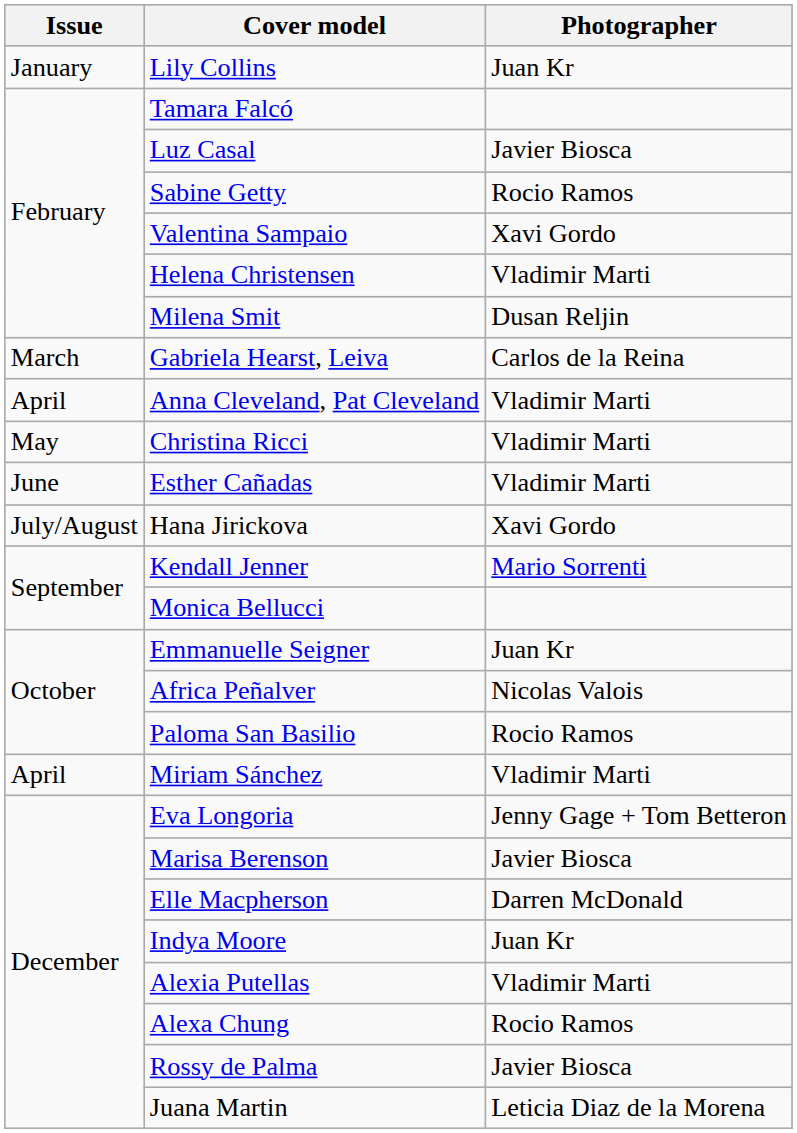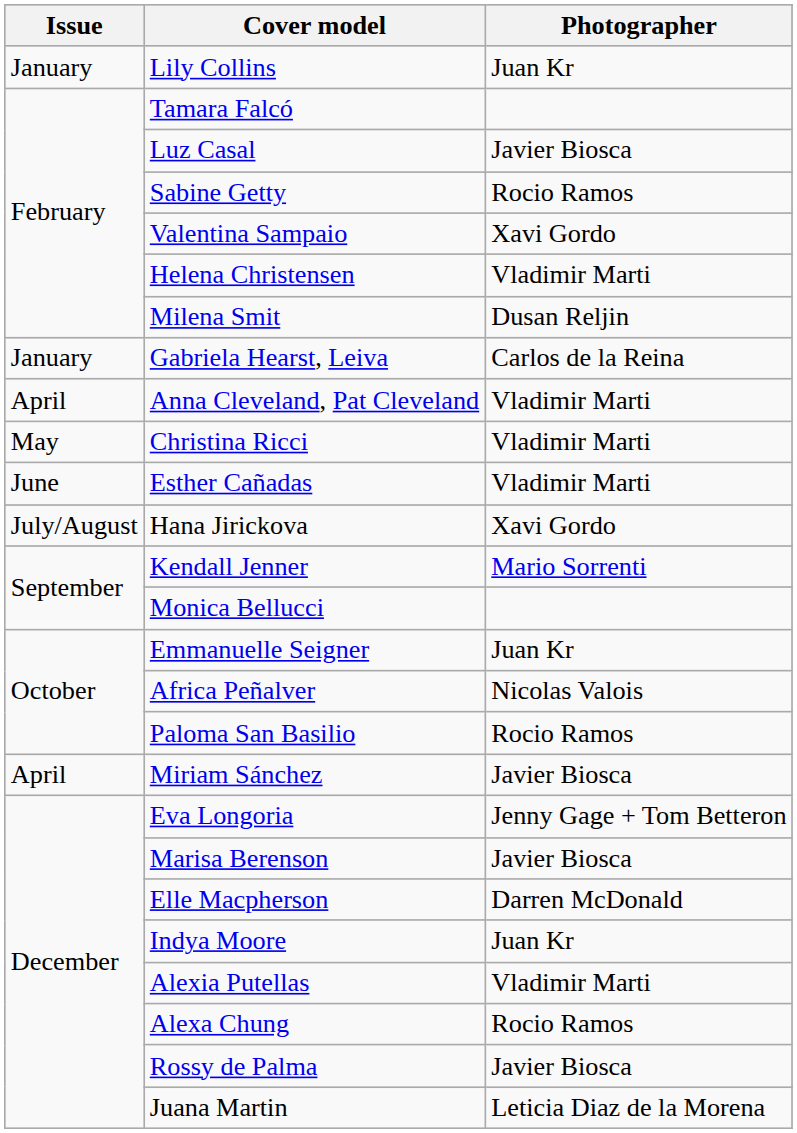(45, 358) March -> (52, 358) January
(571, 774) Vladimir Marti -> (562, 774) Javier Biosca
